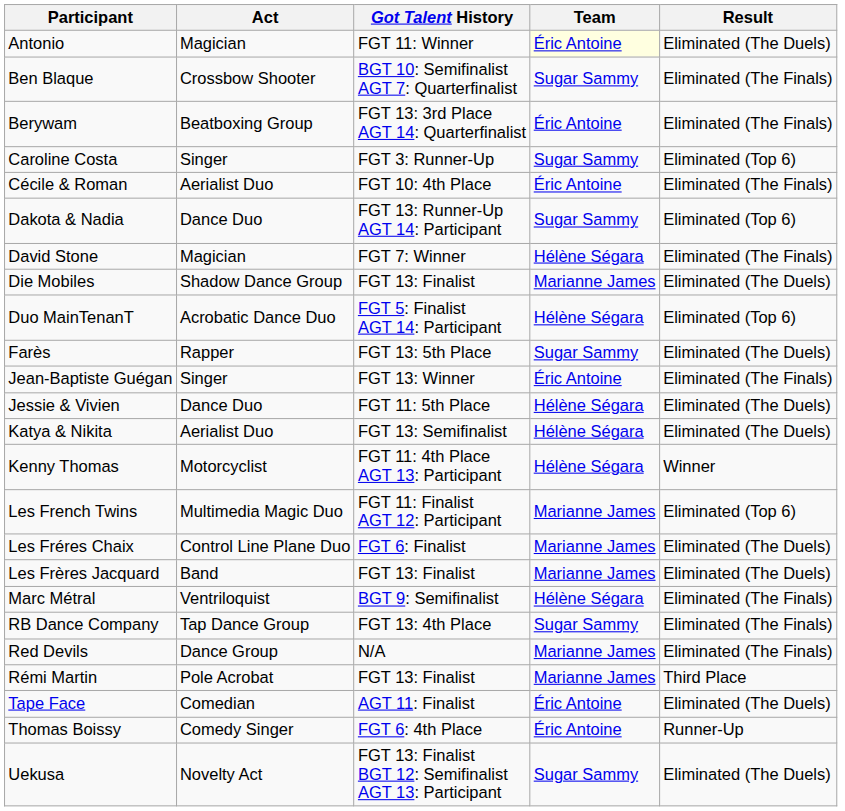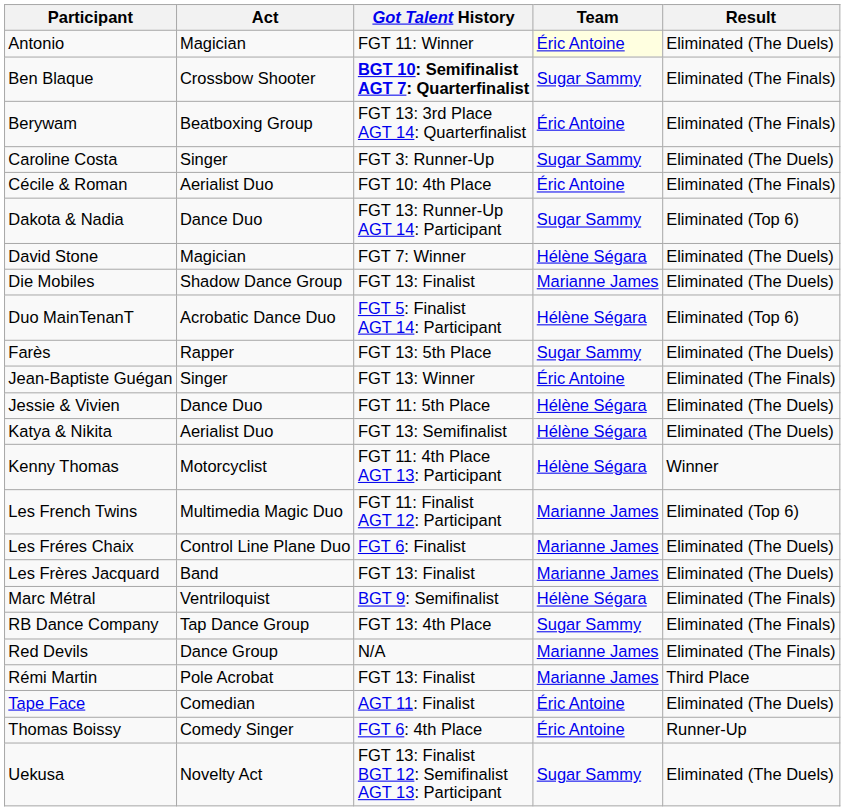(437, 79) normal -> (444, 79) bold
(730, 159) Eliminated (Top 6) -> (750, 159) Eliminated (The Duels)
(748, 256) Eliminated (The Finals) -> (750, 256) Eliminated (The Duels)
